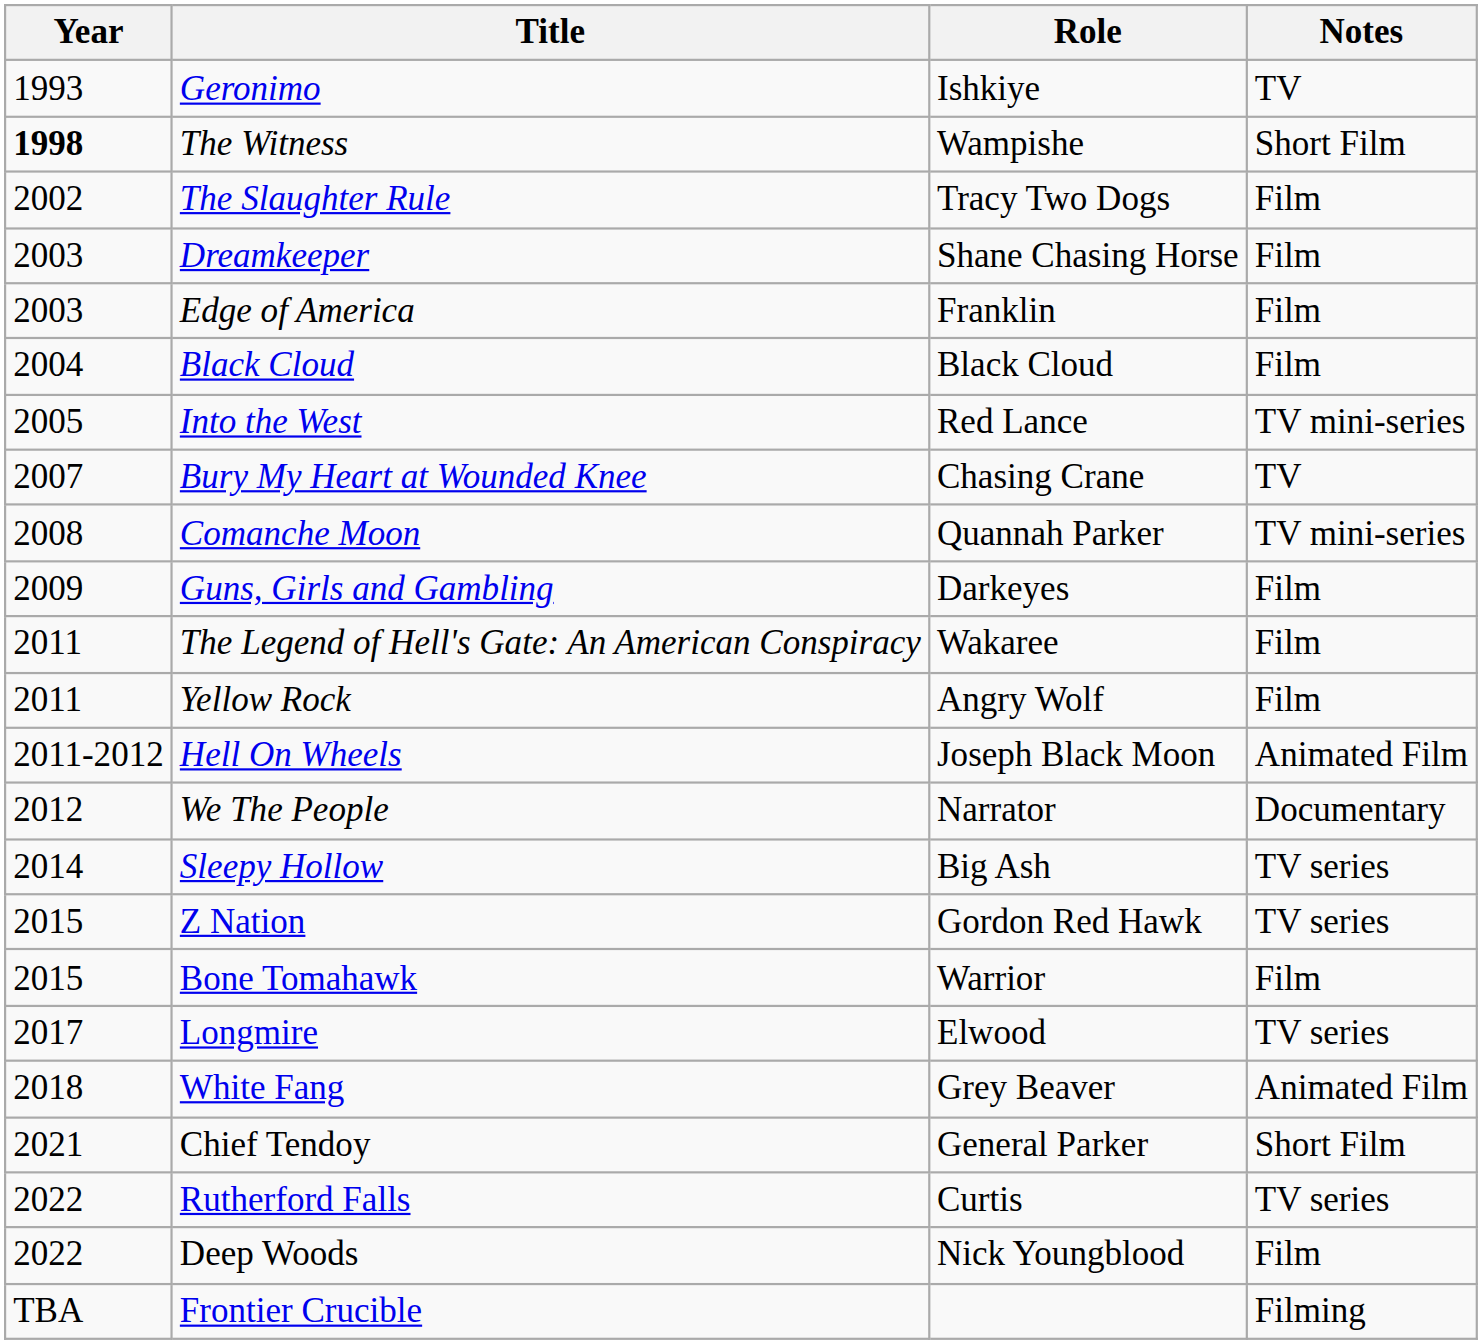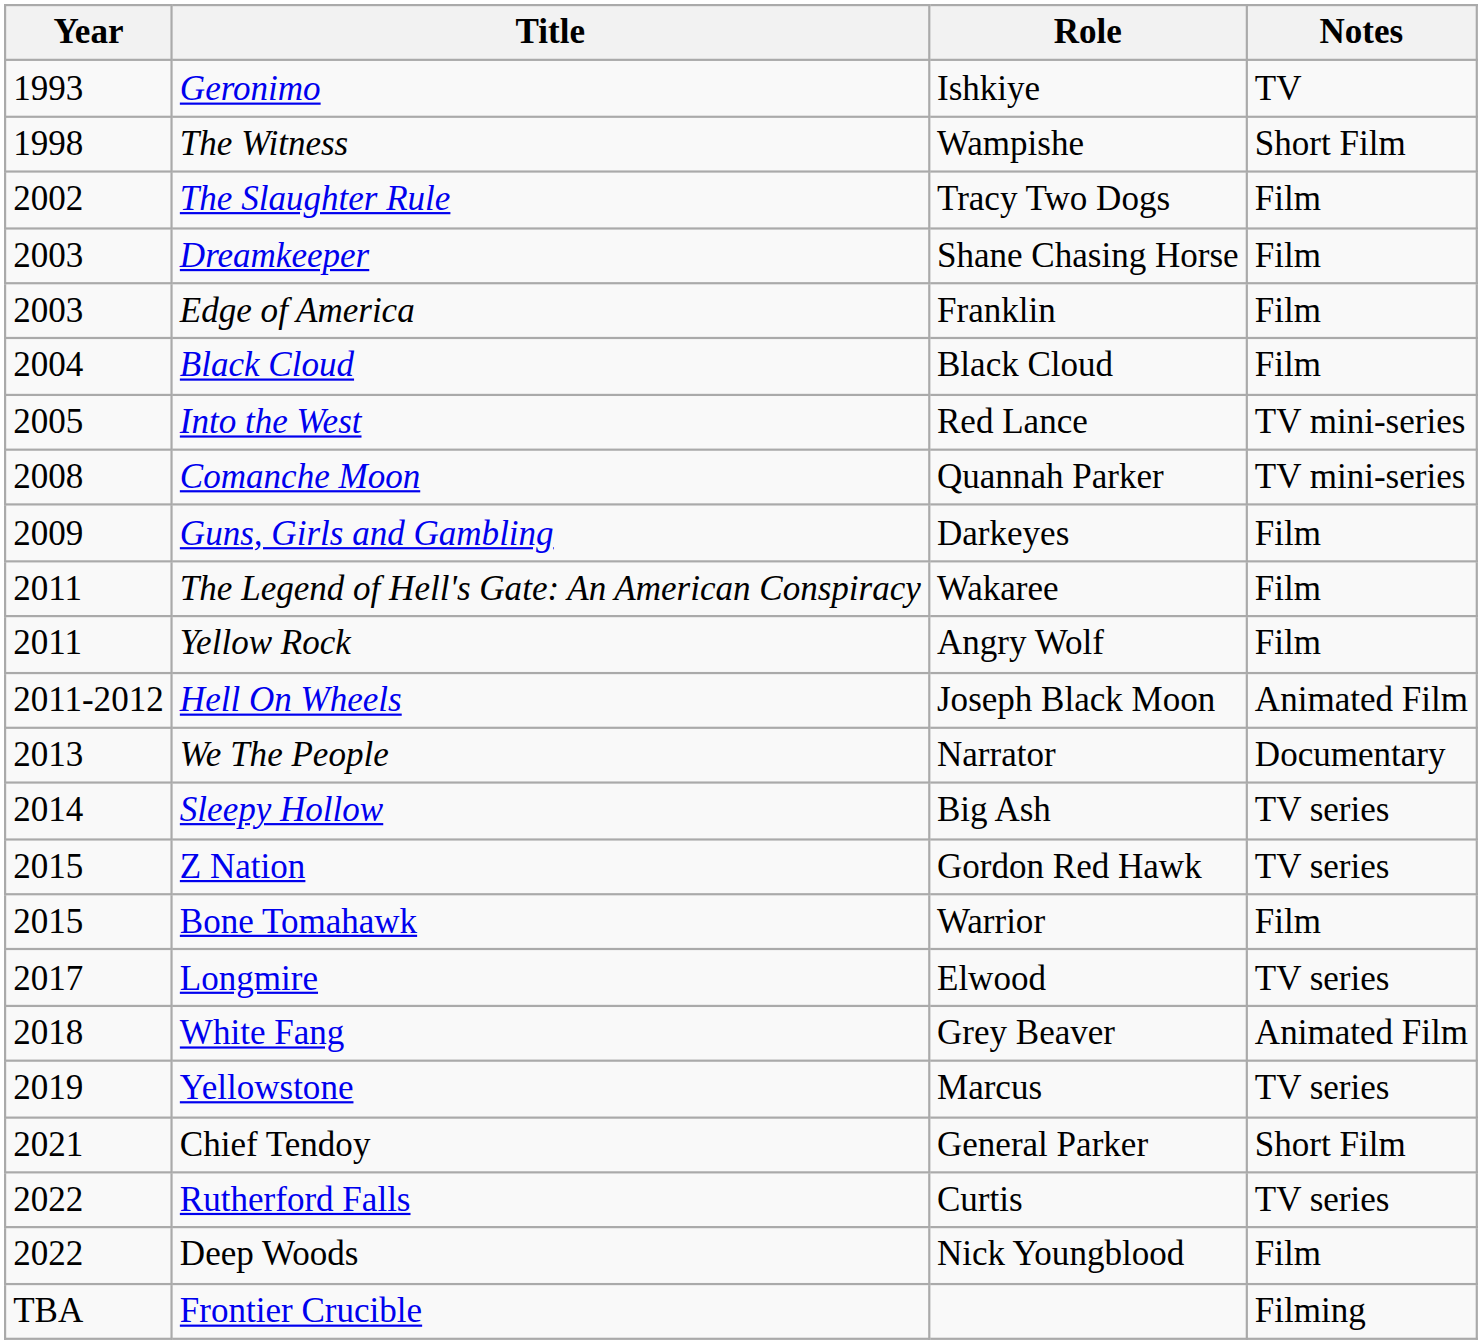(48, 143) bold -> (48, 143) normal
- row: (413, 476)
(48, 810) 2012 -> (48, 754) 2013
+ row: (267, 1088)
